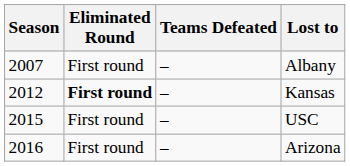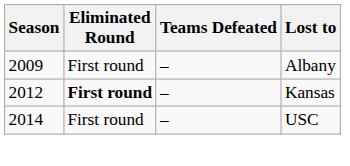(26, 65) 2007 -> (26, 65) 2009
(26, 119) 2015 -> (26, 119) 2014
- row: (313, 147)
